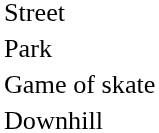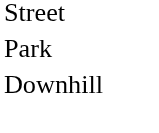- row: (80, 84)
